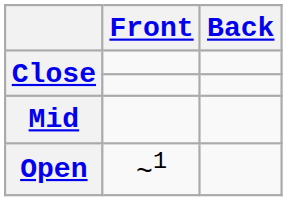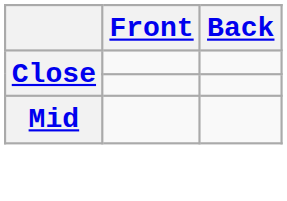- row: (54, 169)
